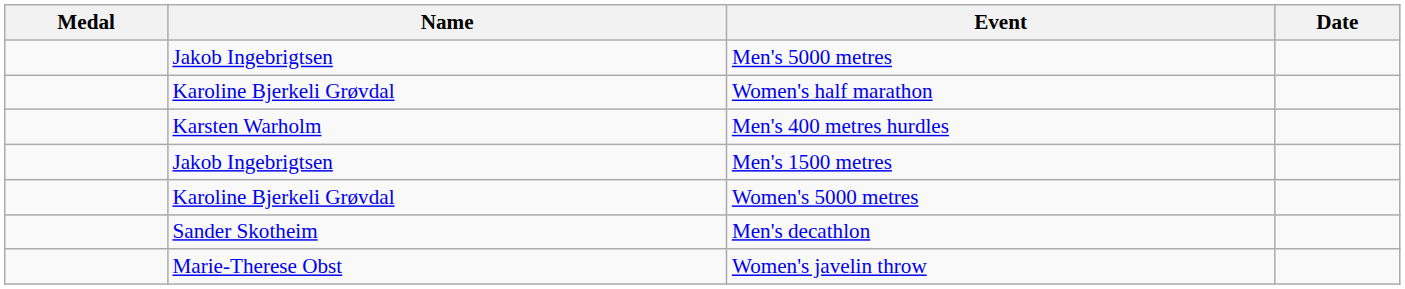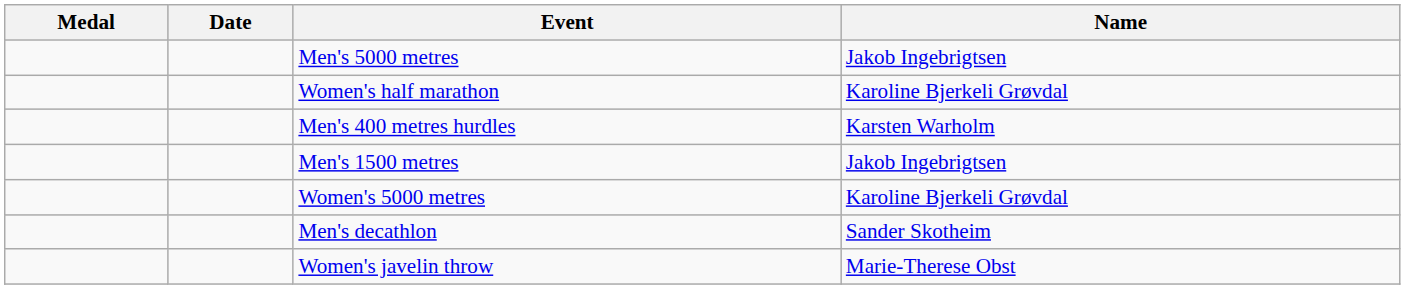columns swapped: (447, 22) <-> (1337, 22)
